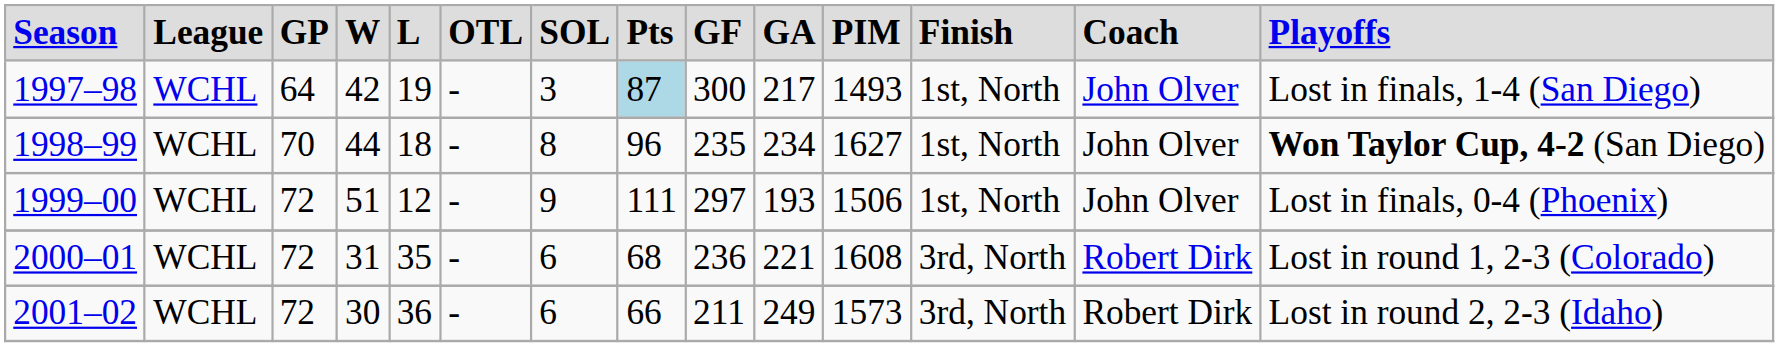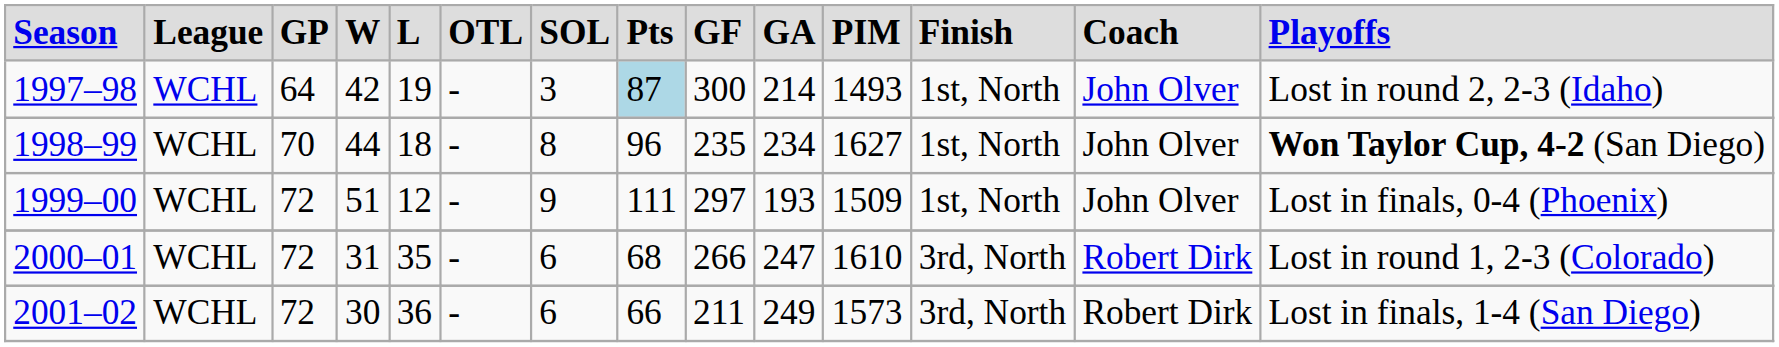(789, 88) 217 -> (789, 88) 214
(1485, 88) Lost in finals, 1-4 (San Diego) -> (1466, 88) Lost in round 2, 2-3 (Idaho)
(867, 200) 1506 -> (867, 200) 1509
(720, 256) 236 -> (720, 256) 266
(789, 256) 221 -> (789, 256) 247
(867, 256) 1608 -> (867, 256) 1610
(1466, 312) Lost in round 2, 2-3 (Idaho) -> (1485, 312) Lost in finals, 1-4 (San Diego)
